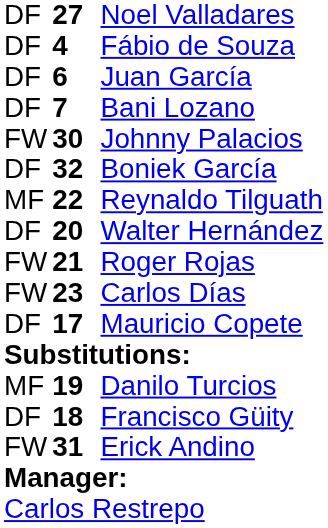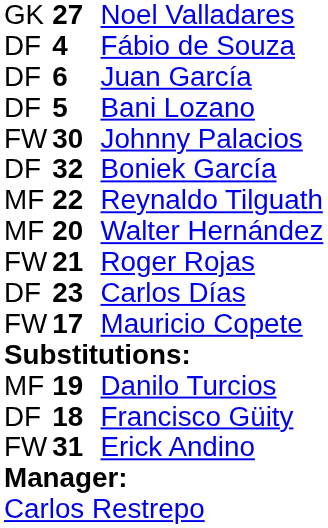(23, 14) DF -> (24, 14) GK
(60, 107) 7 -> (60, 107) 5
(23, 231) DF -> (24, 231) MF
(26, 292) FW -> (23, 292) DF
(23, 323) DF -> (26, 323) FW
